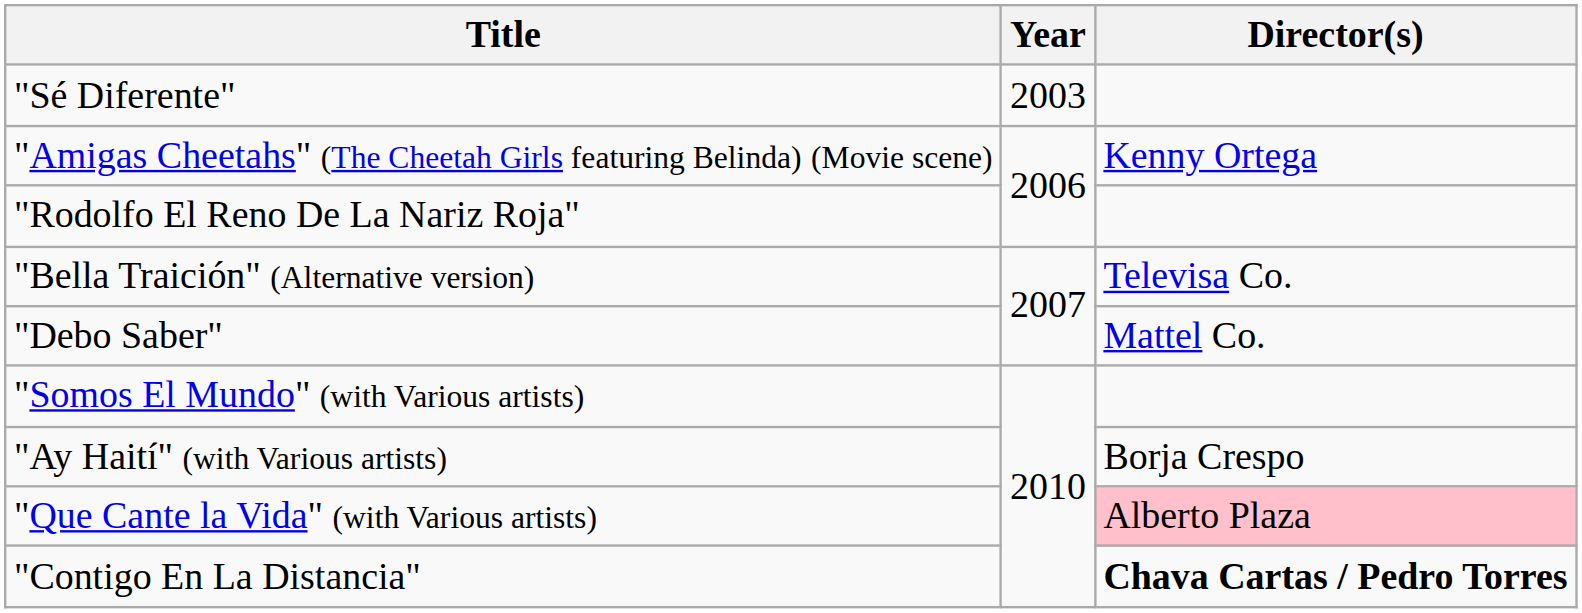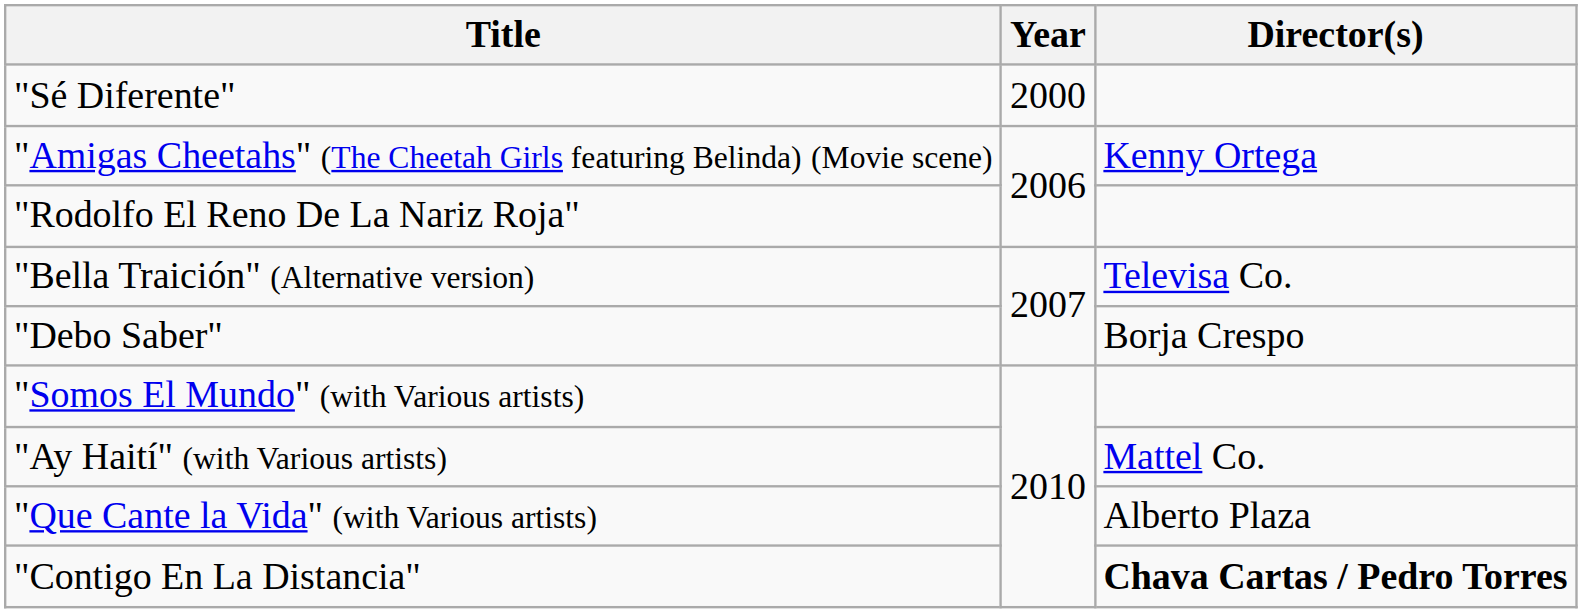(1048, 94) 2003 -> (1048, 94) 2000
(1184, 335) Mattel Co. -> (1204, 335) Borja Crespo
(1204, 455) Borja Crespo -> (1184, 455) Mattel Co.
(1207, 515) pink background -> (1207, 515) no background
